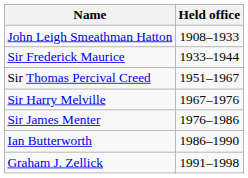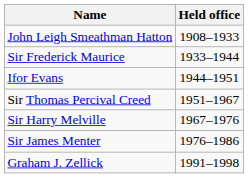+ row: (35, 78)
- row: (50, 141)
